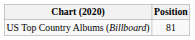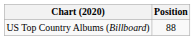(171, 27) 81 -> (171, 27) 88
